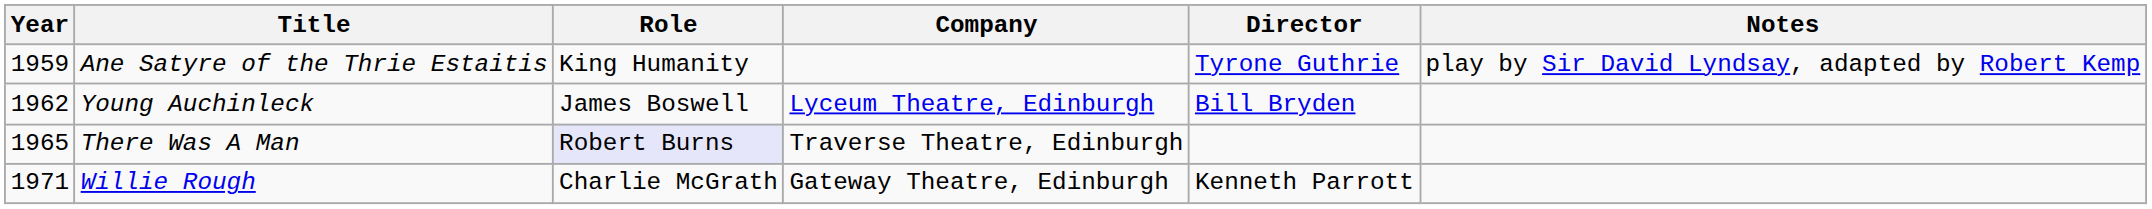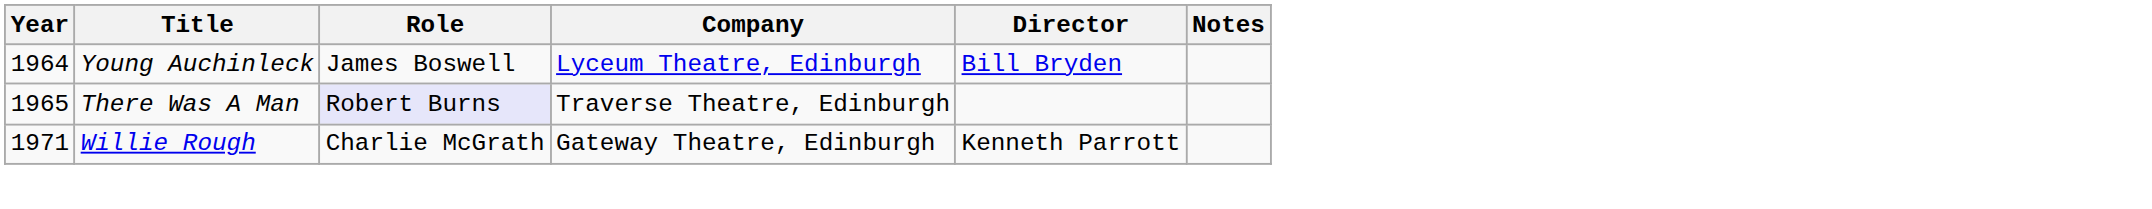- row: (314, 64)
(40, 104) 1962 -> (40, 64) 1964
